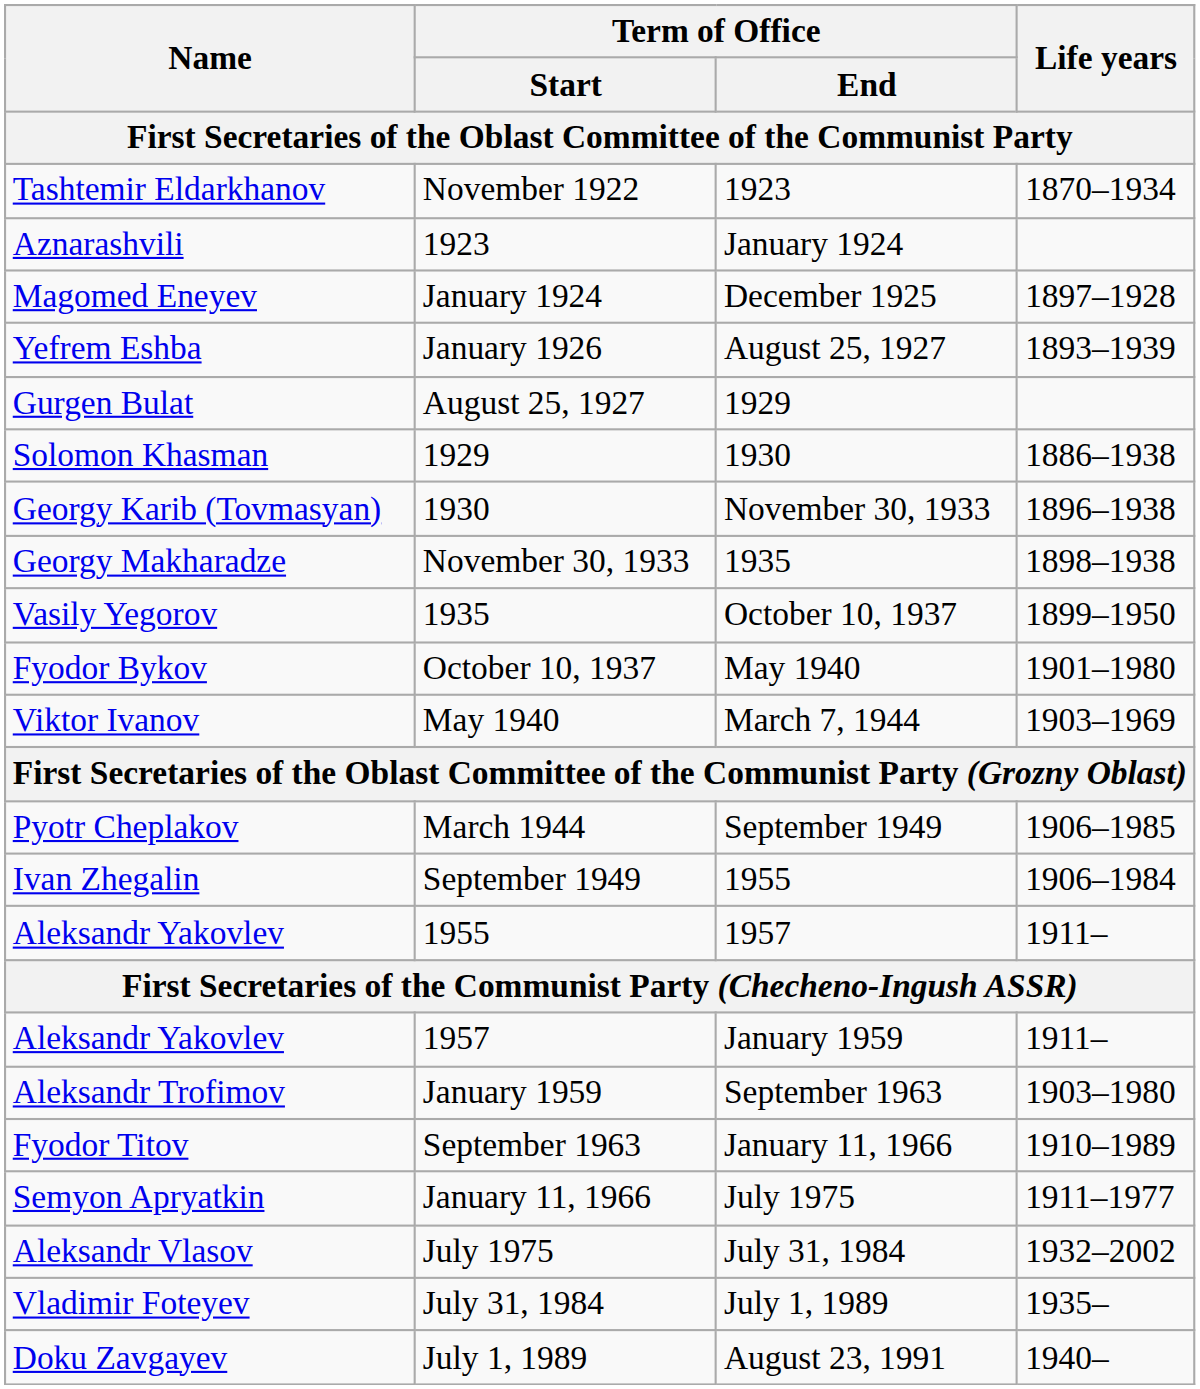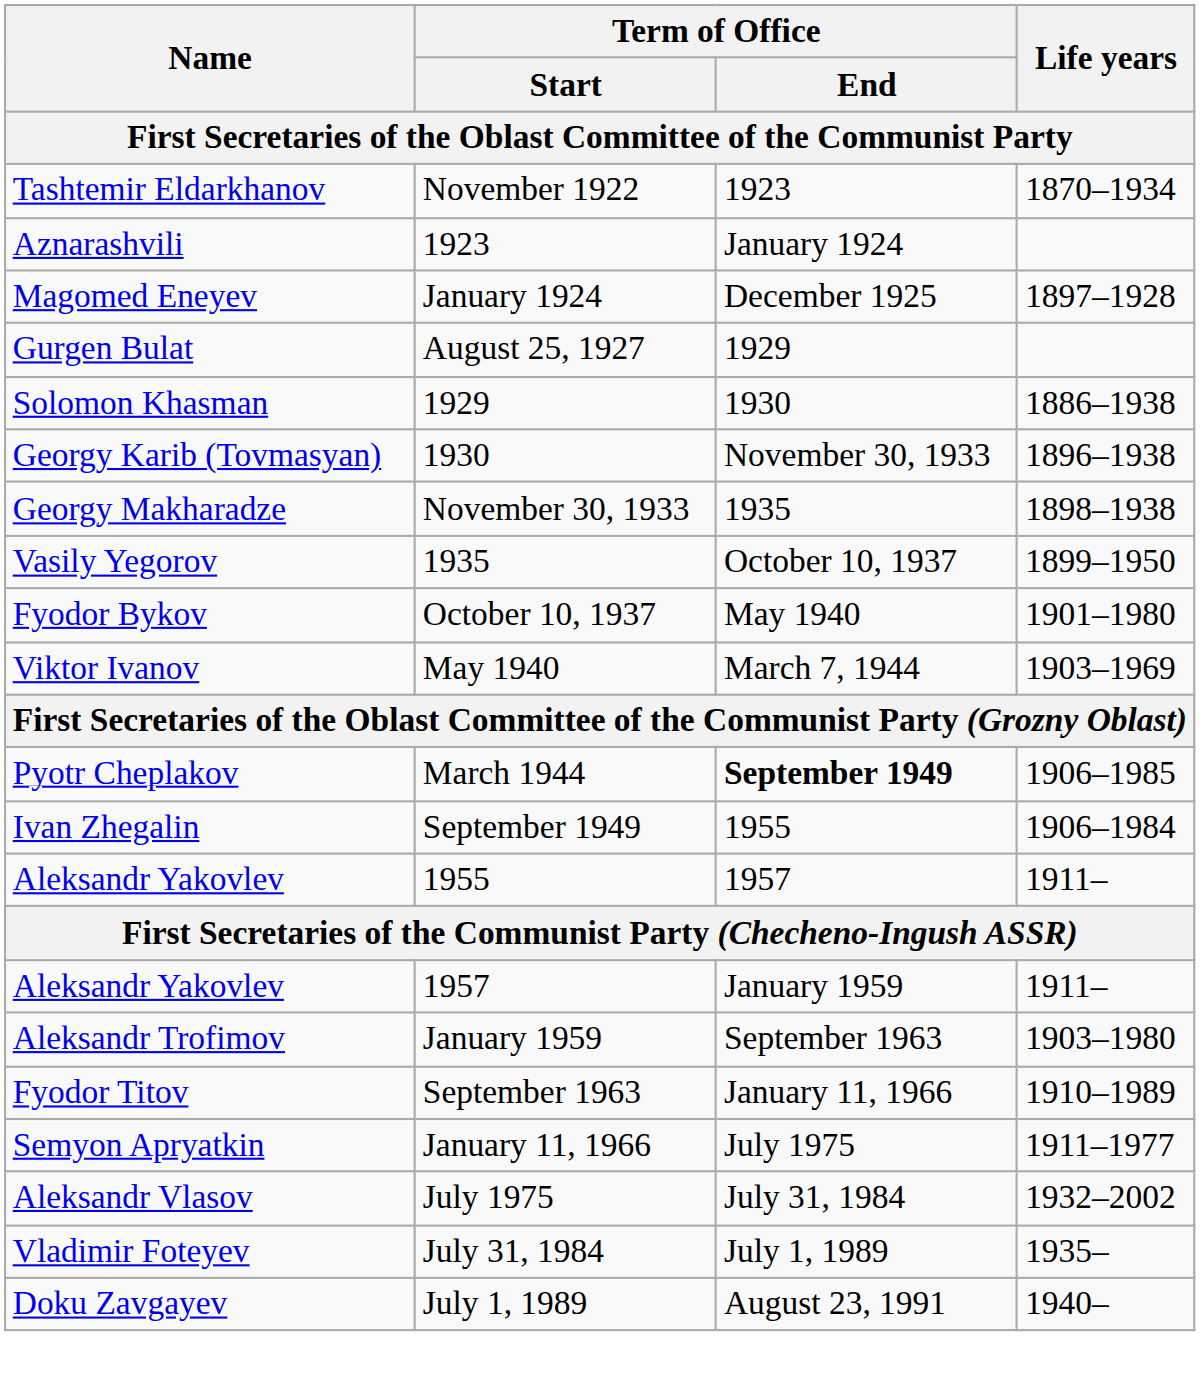- row: (512, 349)
(833, 826) normal -> (838, 773) bold
